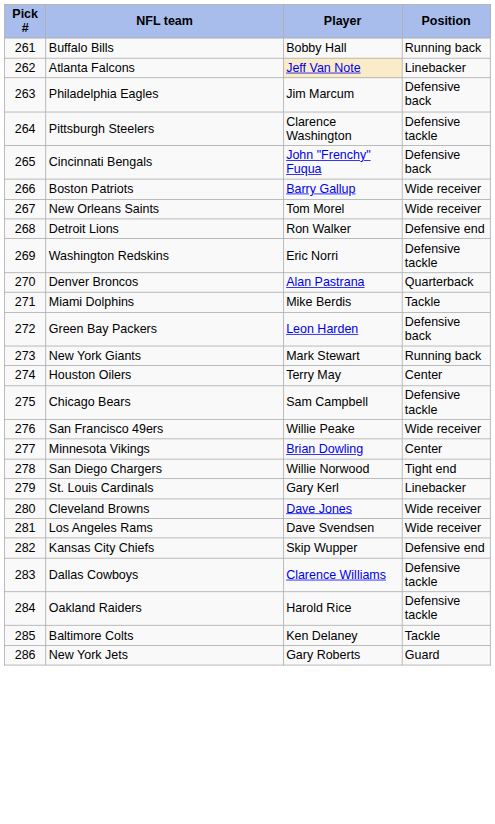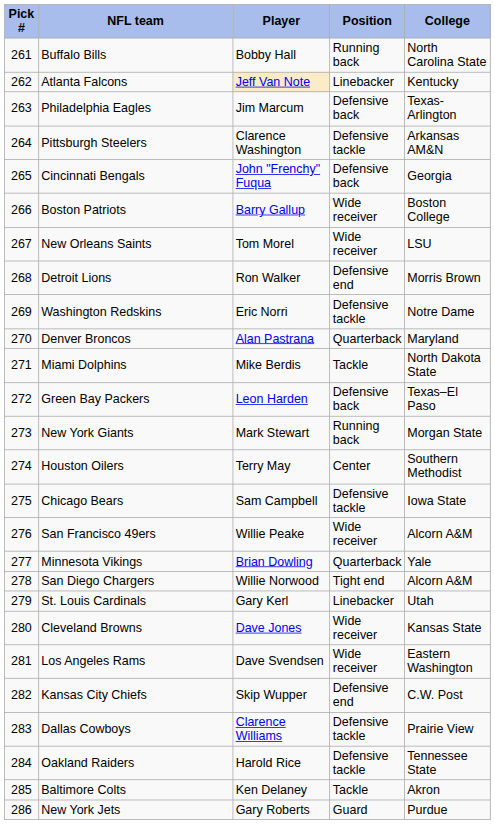+ column: (447, 21)
(424, 449) Center -> (367, 561) Quarterback
